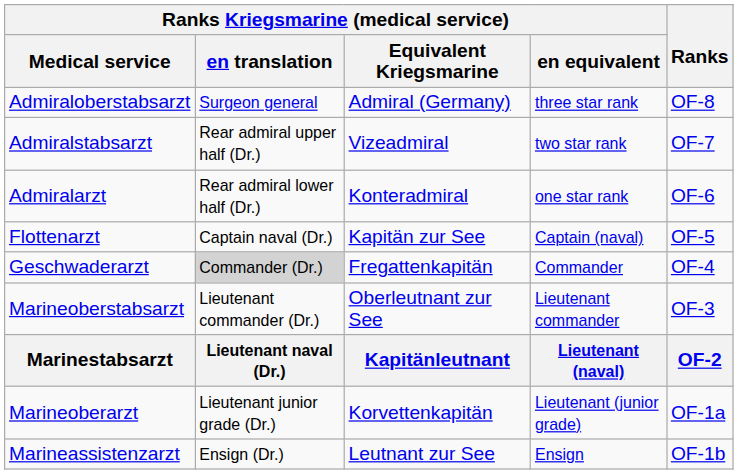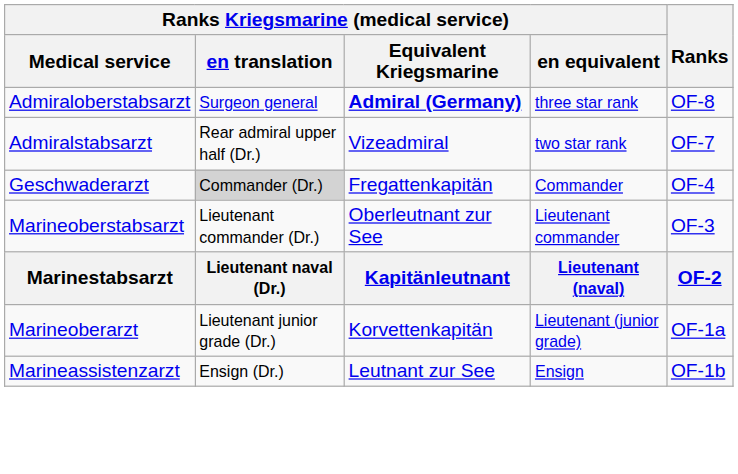(430, 102) normal -> (435, 102) bold
- row: (58, 195)
- row: (54, 236)
